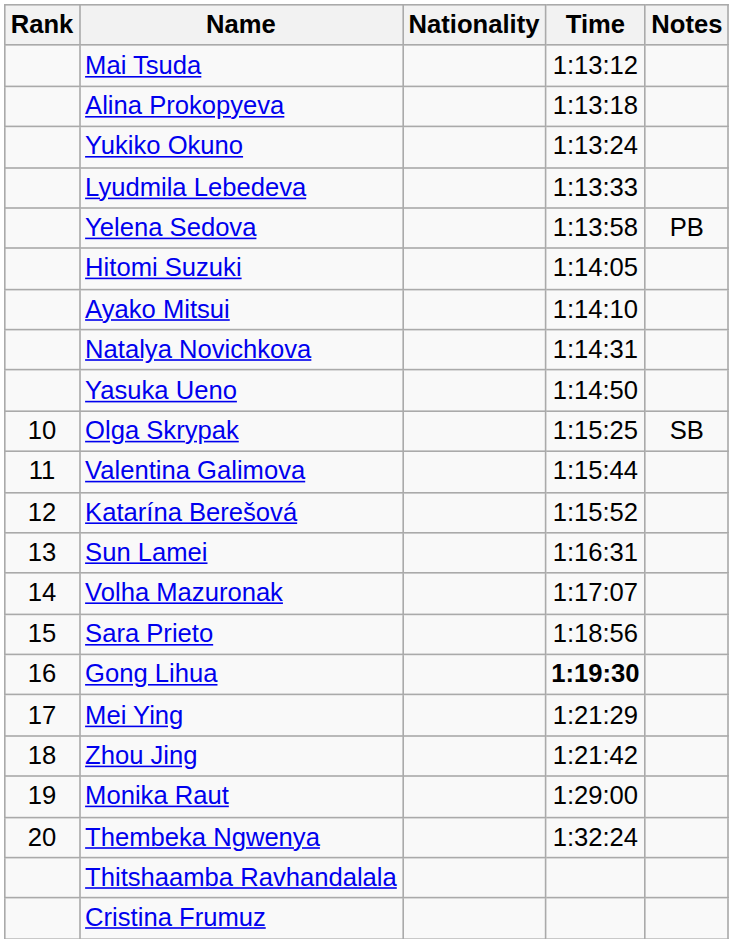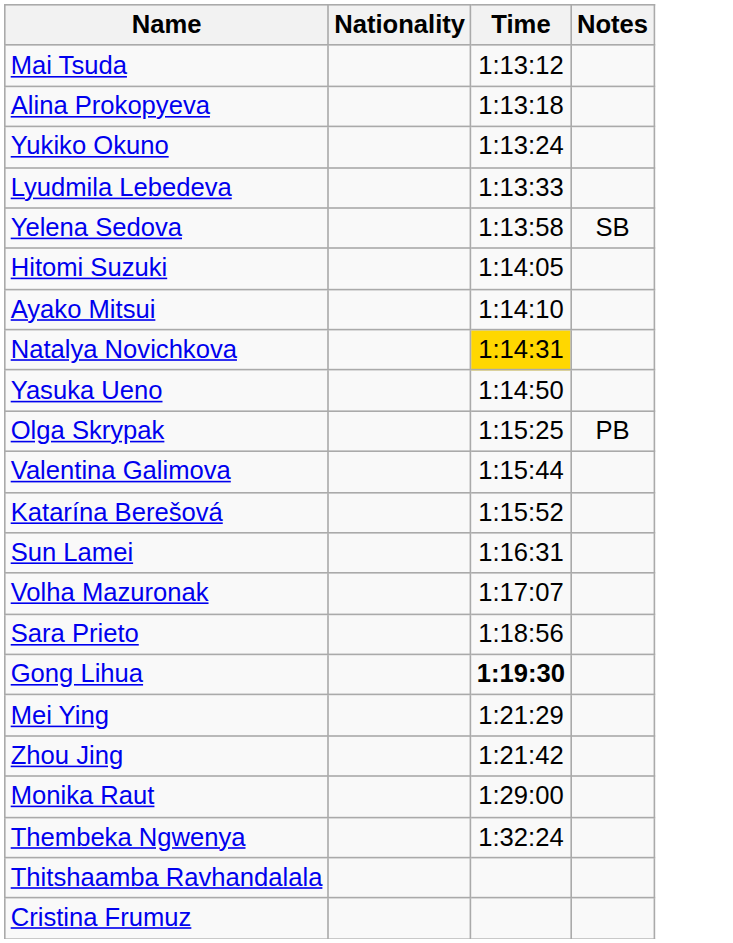- column: (42, 24)
(687, 227) PB -> (612, 227) SB
(595, 349) no background -> (521, 349) gold background
(687, 430) SB -> (612, 430) PB
